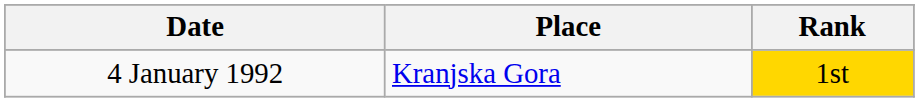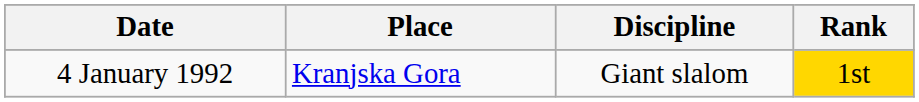+ column: (674, 27)
